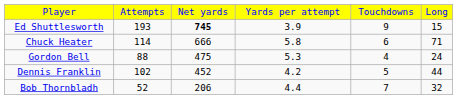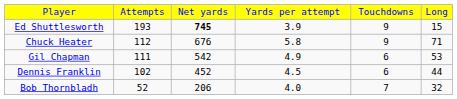(142, 42) 114 -> (142, 42) 112
(203, 42) 666 -> (203, 42) 676
(386, 42) 6 -> (386, 42) 9
+ row: (59, 57)
- row: (59, 57)
(293, 72) 4.2 -> (293, 72) 4.5
(386, 72) 5 -> (386, 72) 6
(293, 87) 4.4 -> (293, 87) 4.0
